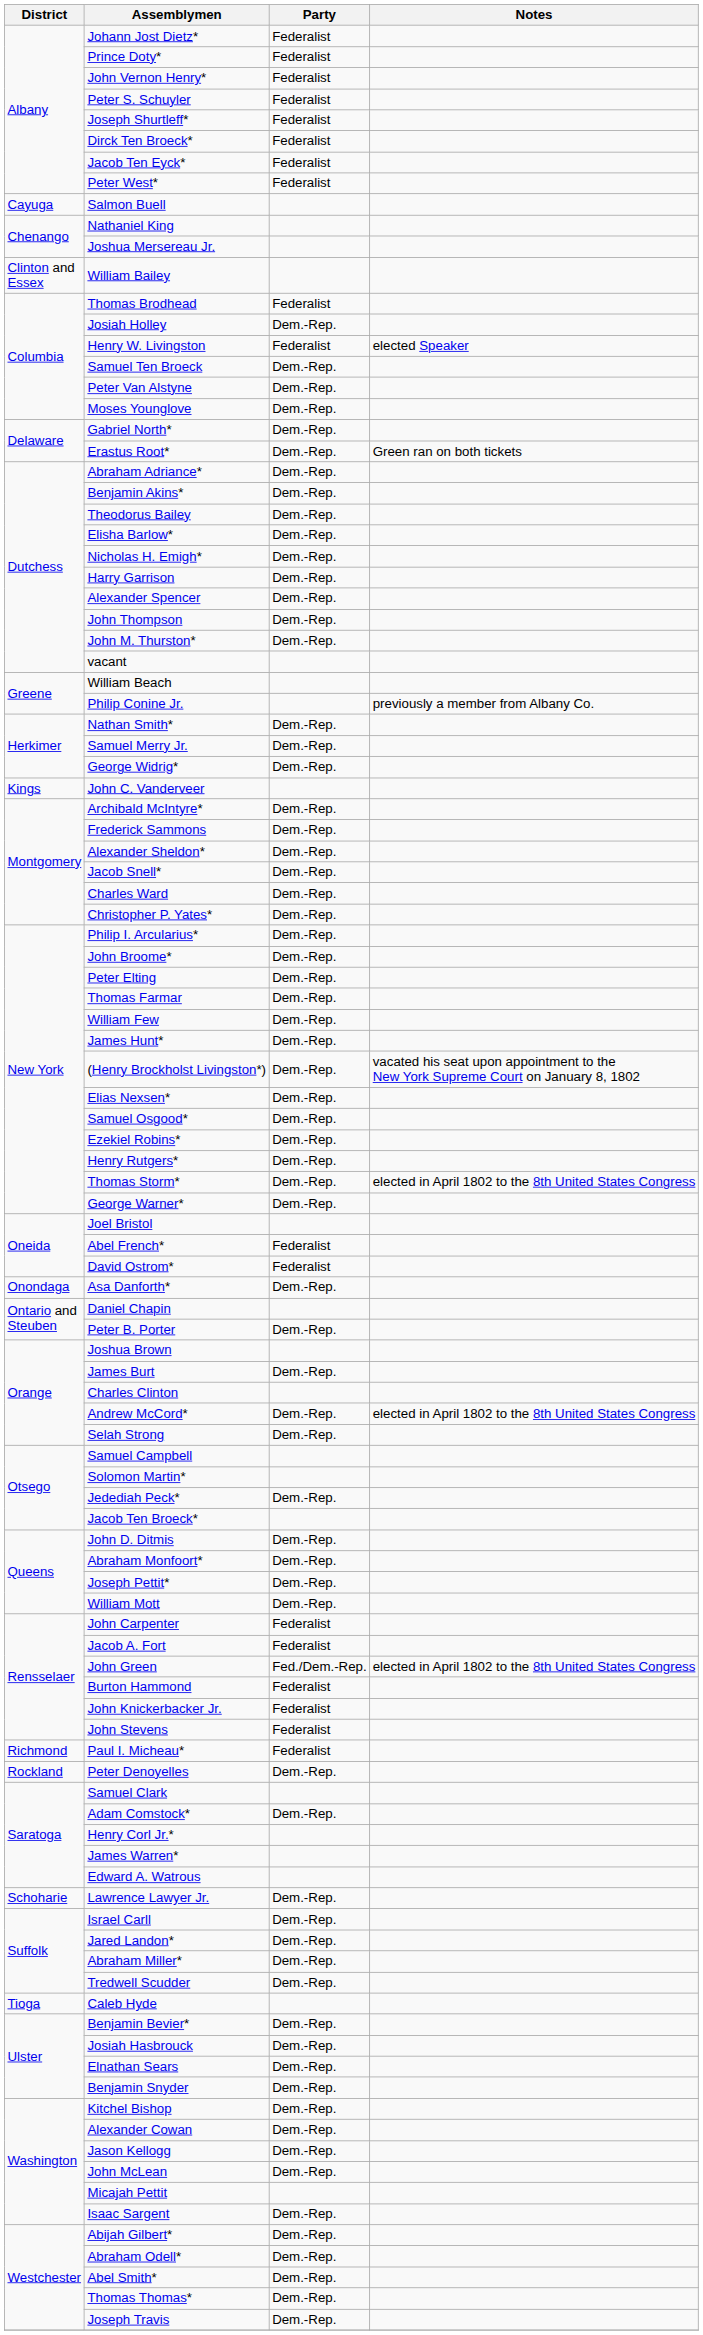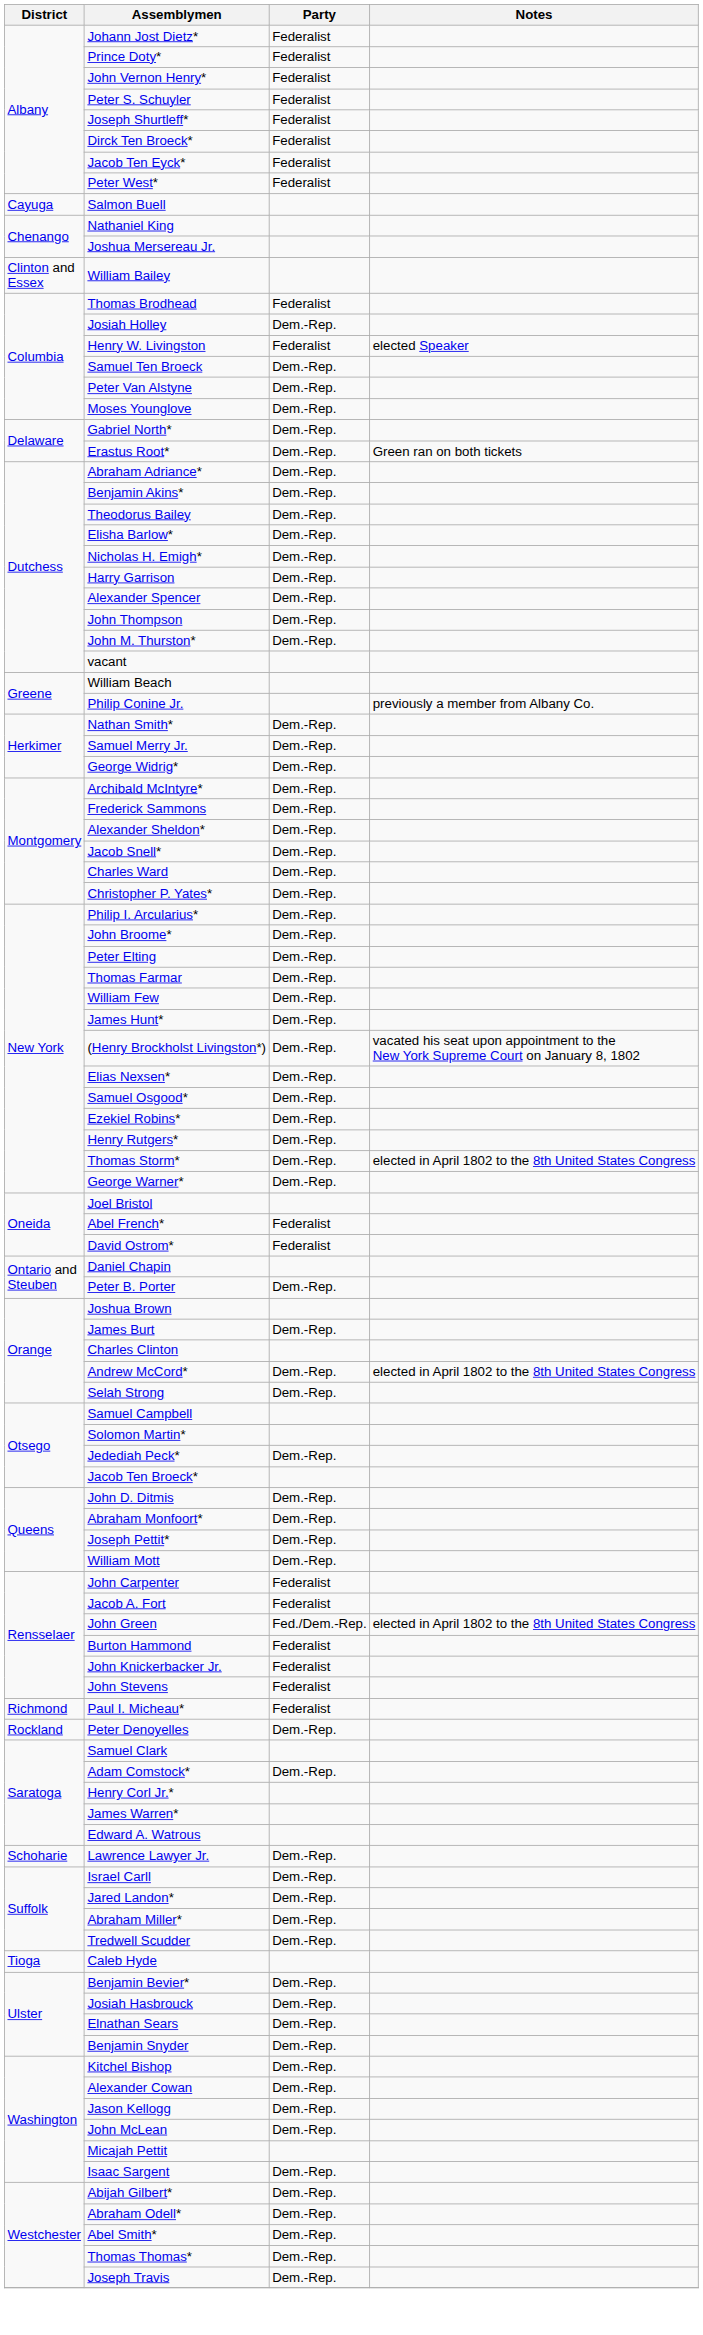- row: (146, 788)
- row: (129, 1287)
